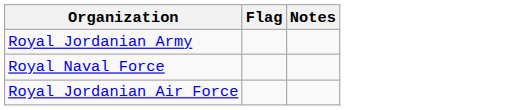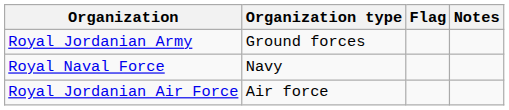+ column: (324, 17)
